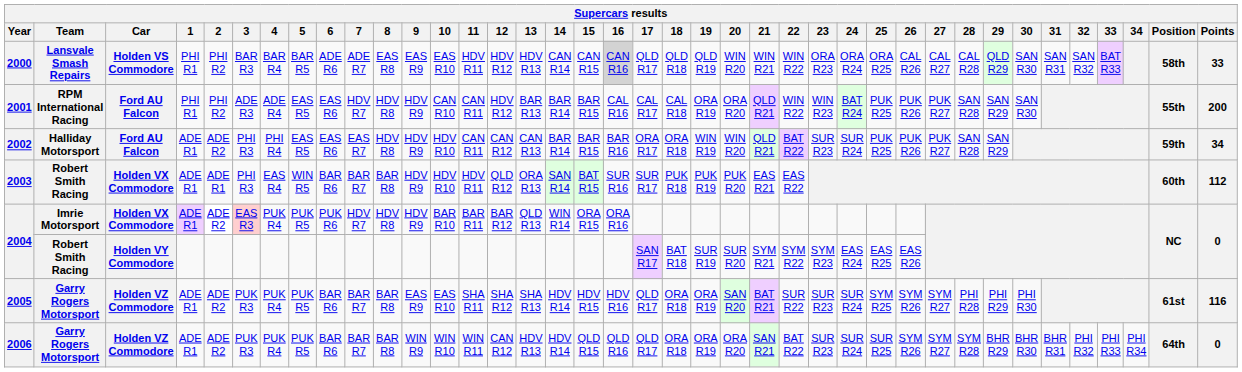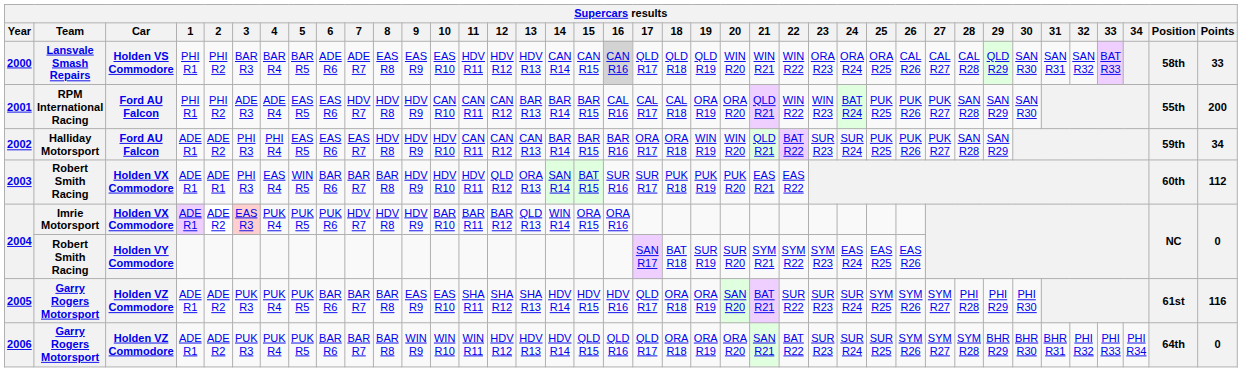(502, 107) HDV R12 -> (502, 107) CAN R12
(502, 345) CAN R12 -> (502, 345) HDV R12
